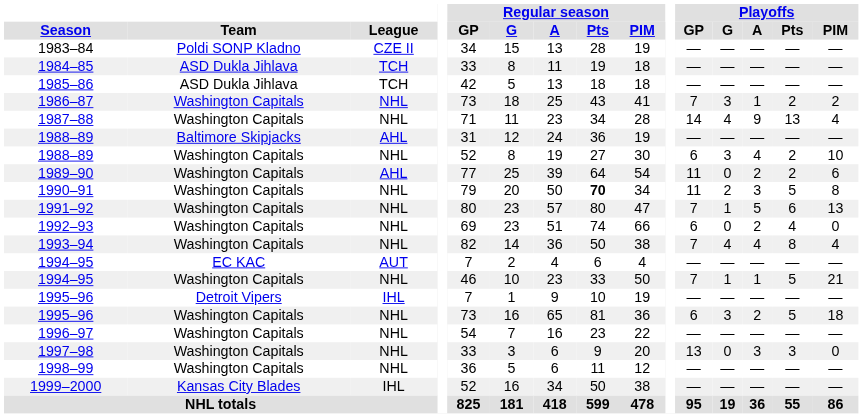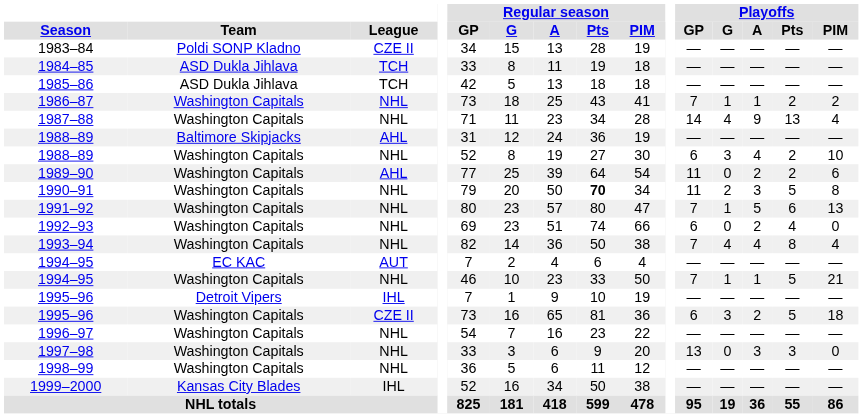(727, 101) 3 -> (727, 101) 1
(394, 315) NHL -> (394, 315) CZE II
